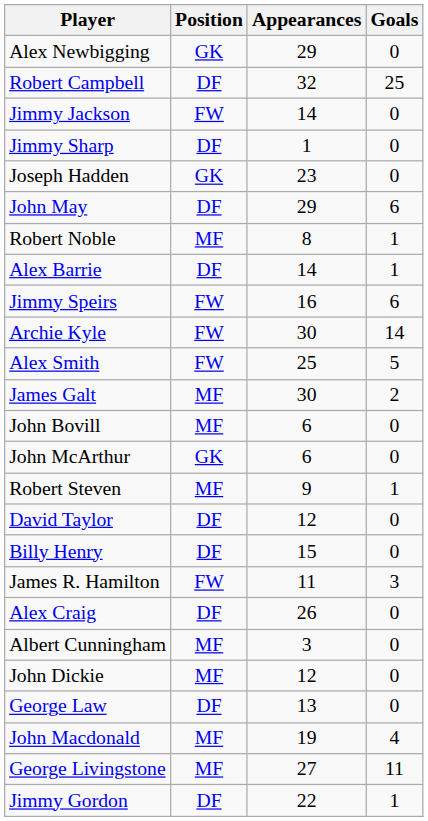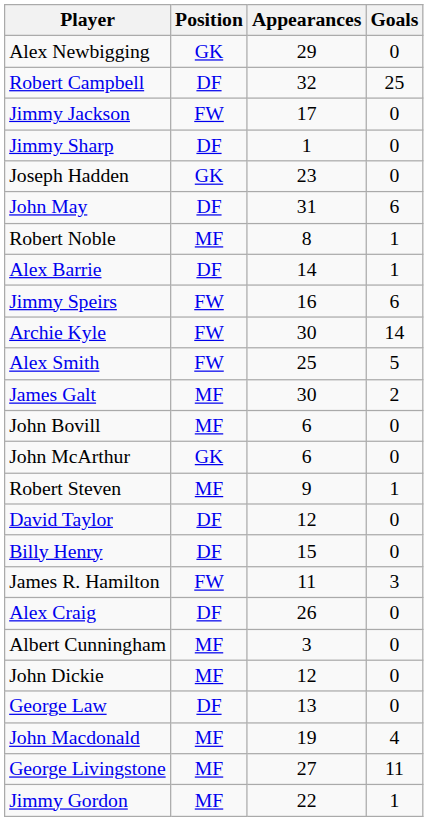(307, 113) 14 -> (307, 113) 17
(307, 207) 29 -> (307, 207) 31
(209, 800) DF -> (209, 800) MF
